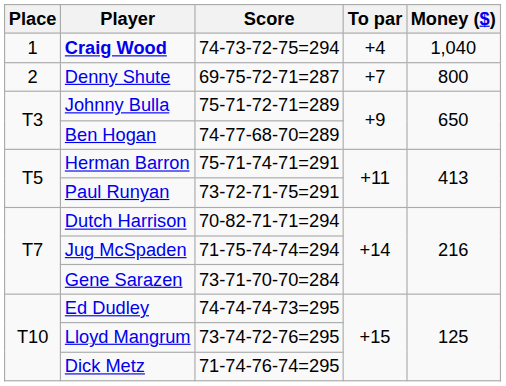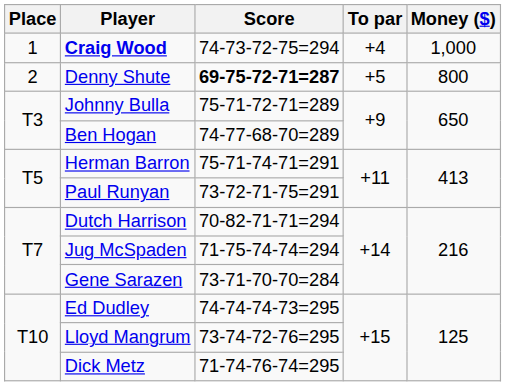(453, 47) 1,040 -> (453, 47) 1,000
(269, 76) normal -> (269, 76) bold
(375, 76) +7 -> (375, 76) +5
